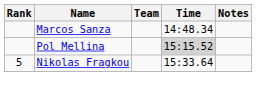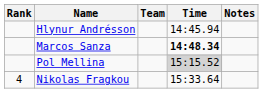+ row: (86, 30)
(188, 30) normal -> (195, 46) bold
(19, 63) 5 -> (19, 80) 4
